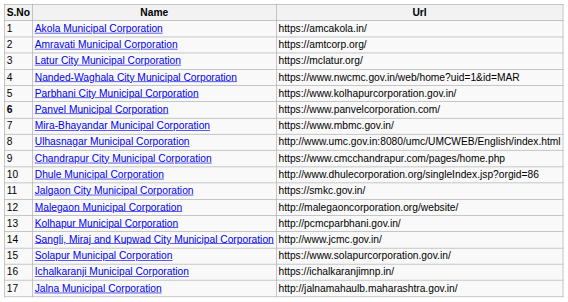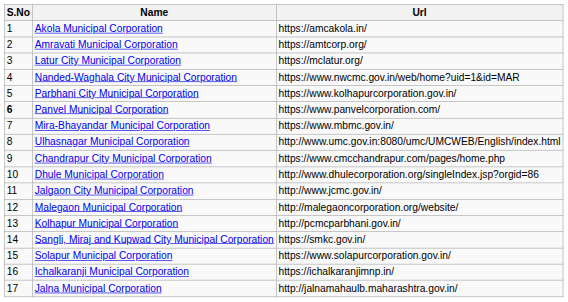(322, 191) https://smkc.gov.in/ -> (330, 191) http://www.jcmc.gov.in/
(330, 239) http://www.jcmc.gov.in/ -> (322, 239) https://smkc.gov.in/
